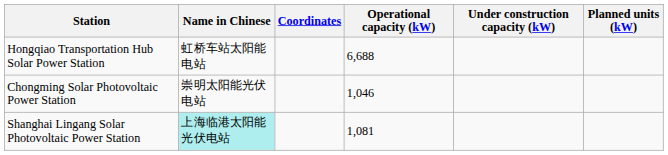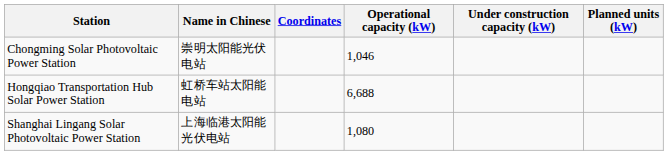rows swapped: (80, 56) <-> (83, 93)
(224, 130) paleturquoise background -> (224, 130) no background
(361, 131) 1,081 -> (361, 131) 1,080
